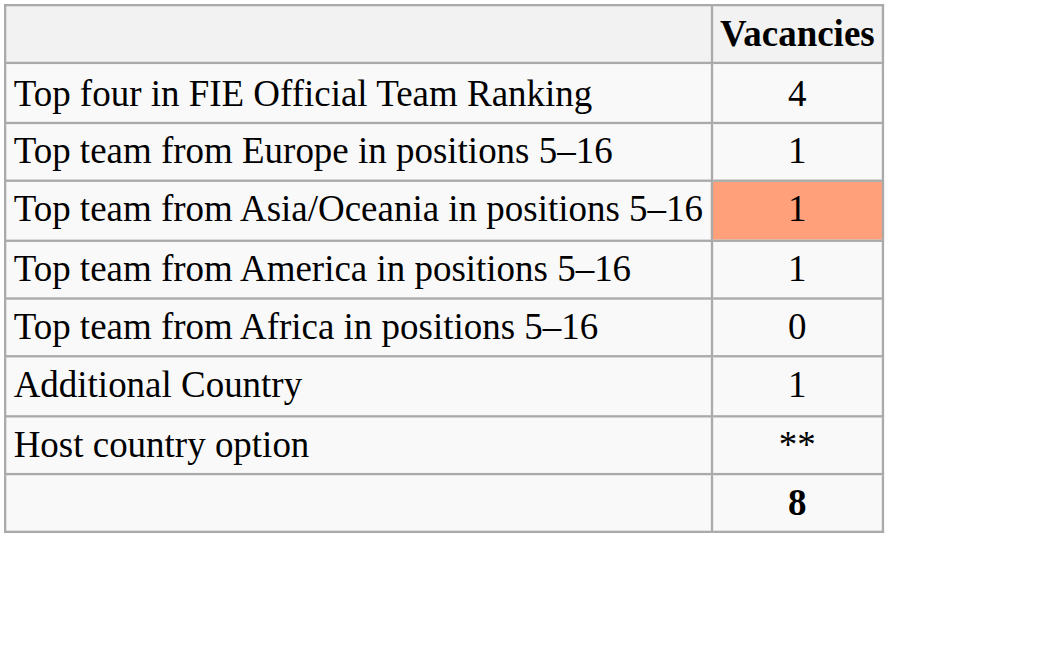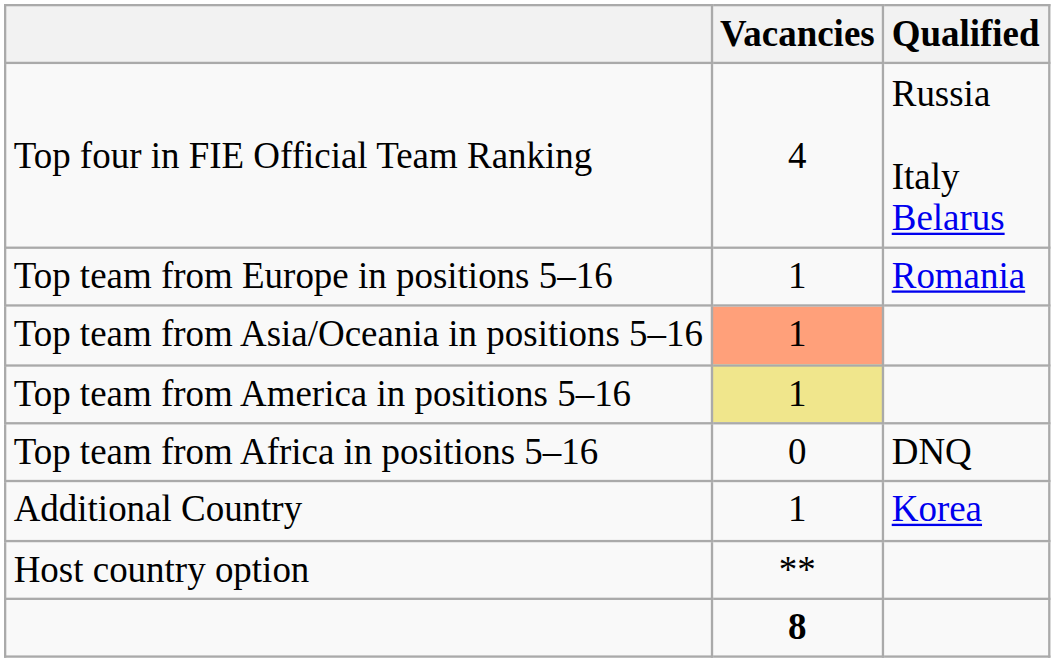+ column: (966, 33)
(797, 268) no background -> (797, 393) khaki background
